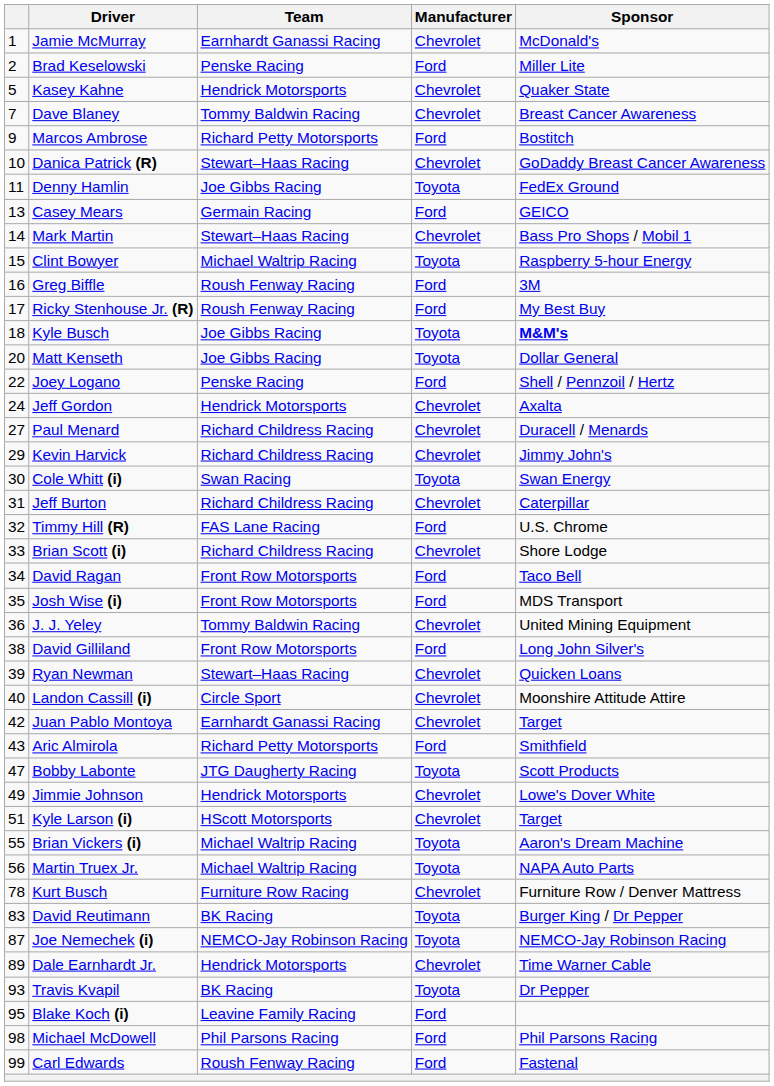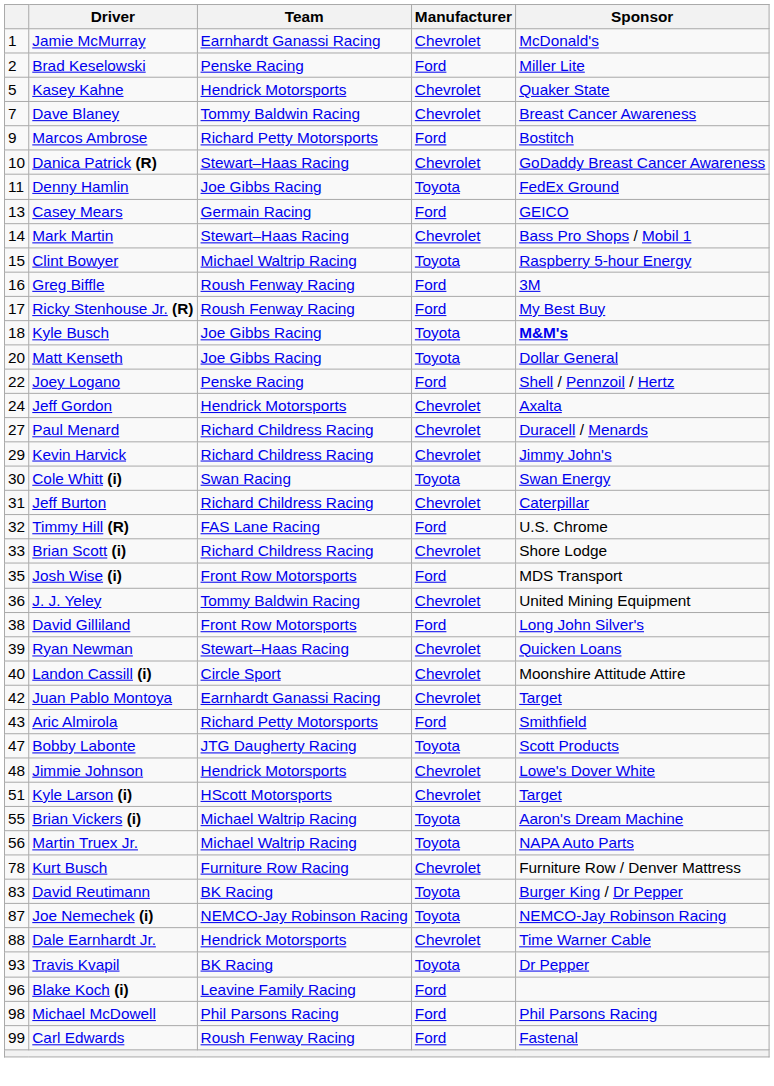- row: (77, 576)
(17, 795) 49 -> (17, 770) 48
(17, 965) 89 -> (17, 940) 88
(17, 1013) 95 -> (17, 989) 96
